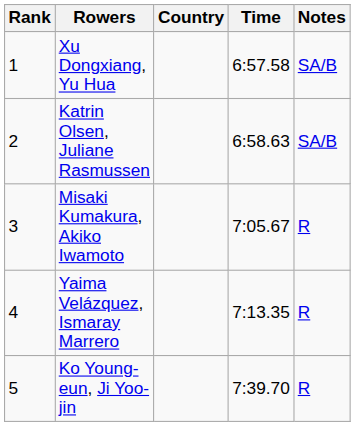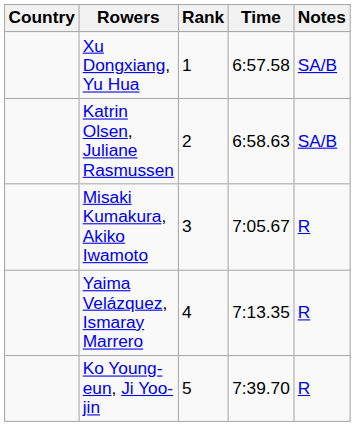columns swapped: (30, 18) <-> (191, 18)
